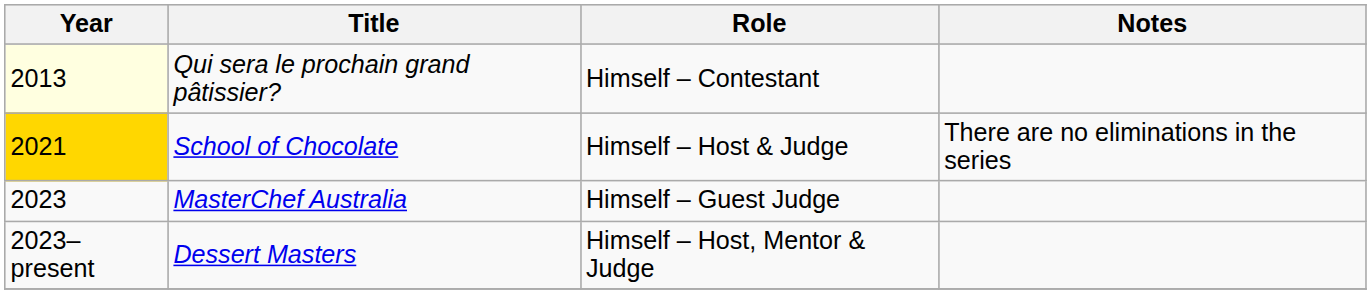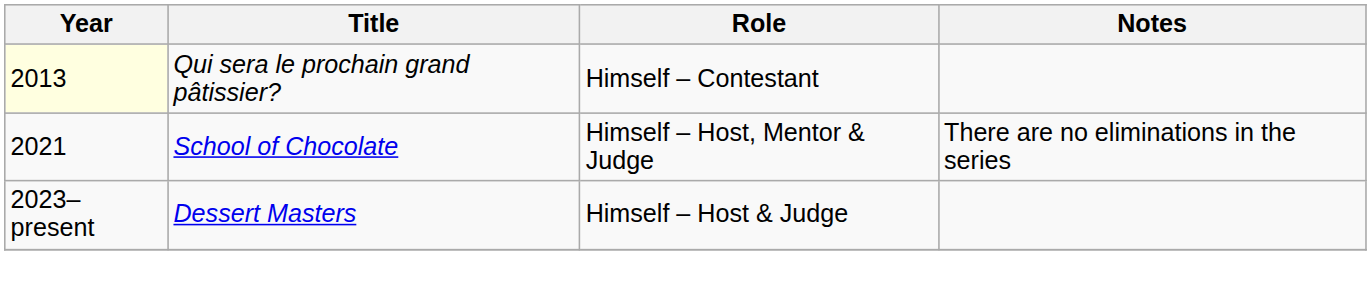(39, 146) gold background -> (39, 146) no background
(717, 146) Himself – Host & Judge -> (725, 146) Himself – Host, Mentor & Judge
- row: (290, 200)
(726, 254) Himself – Host, Mentor & Judge -> (717, 214) Himself – Host & Judge
